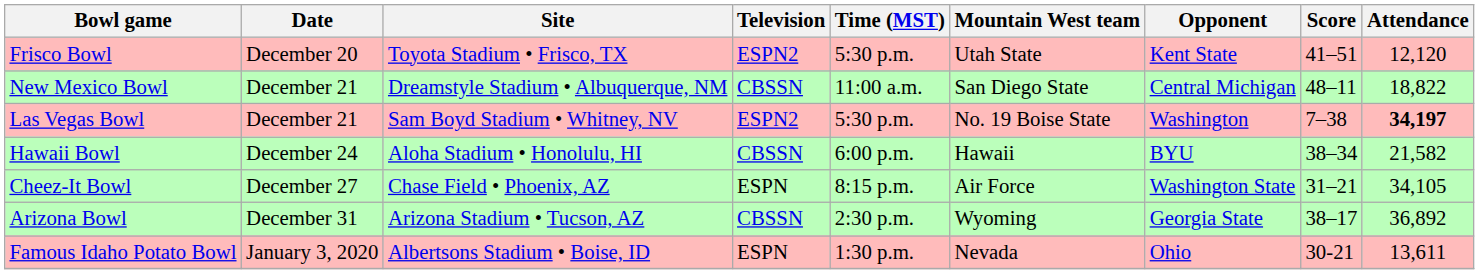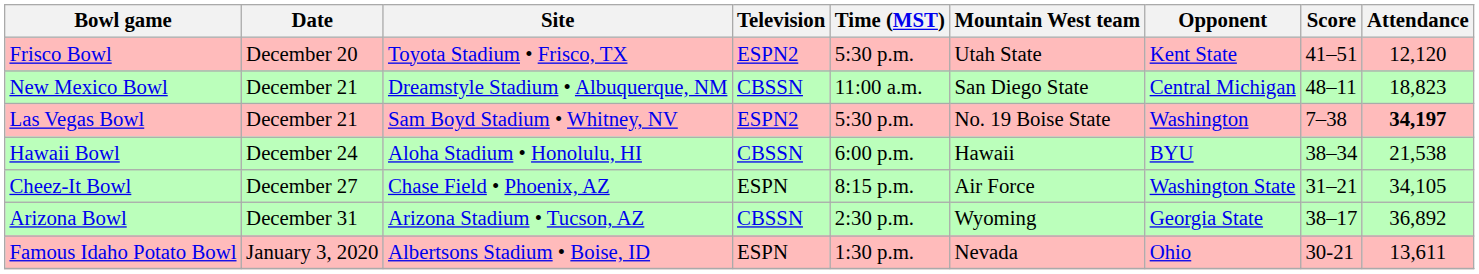(1418, 86) 18,822 -> (1418, 86) 18,823
(1418, 152) 21,582 -> (1418, 152) 21,538
